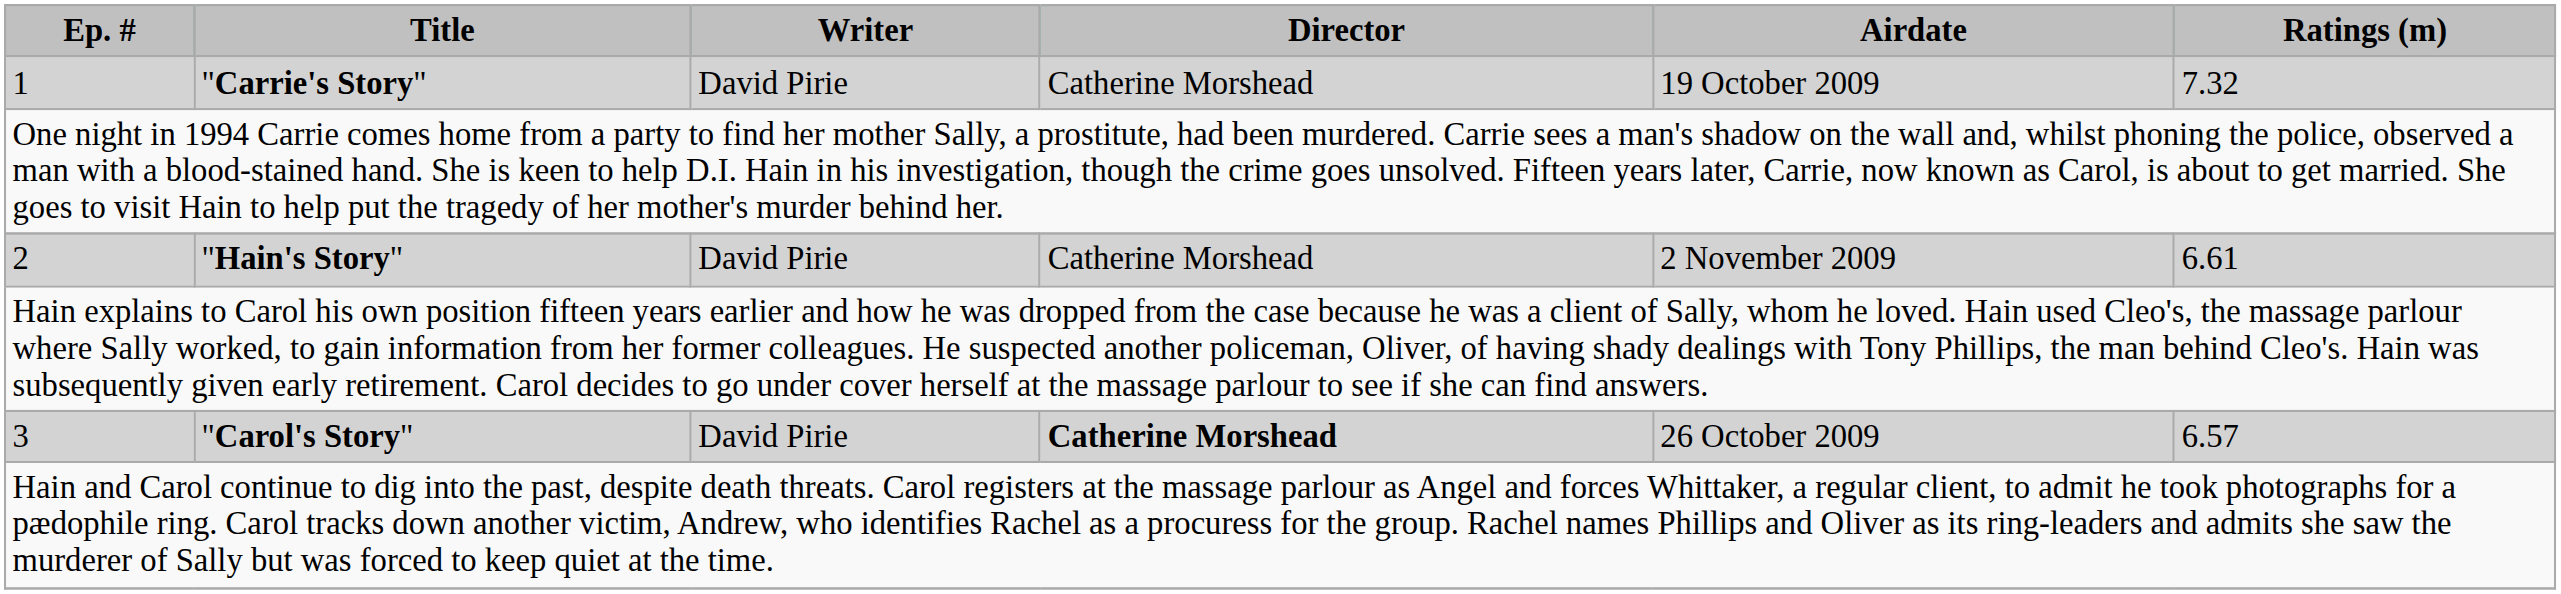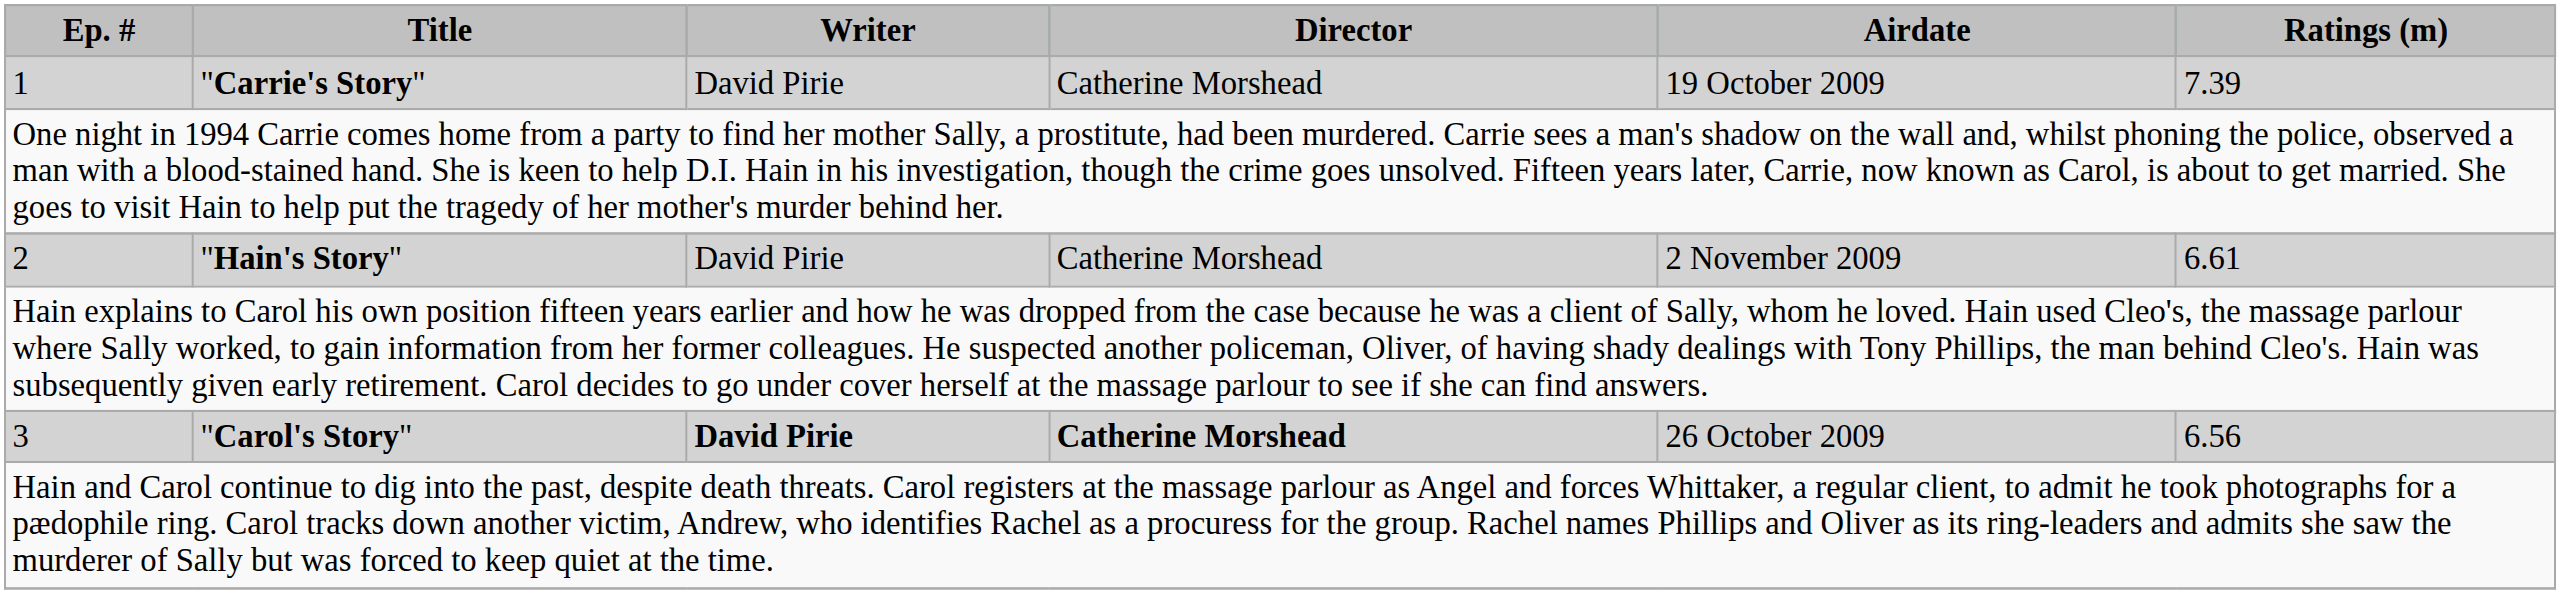(2210, 82) 7.32 -> (2212, 82) 7.39
(773, 436) normal -> (774, 436) bold
(2210, 436) 6.57 -> (2212, 436) 6.56
